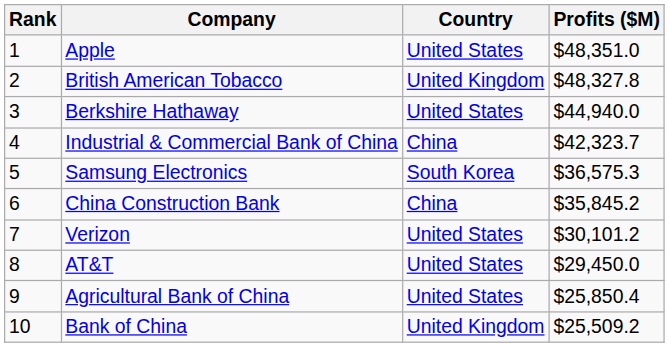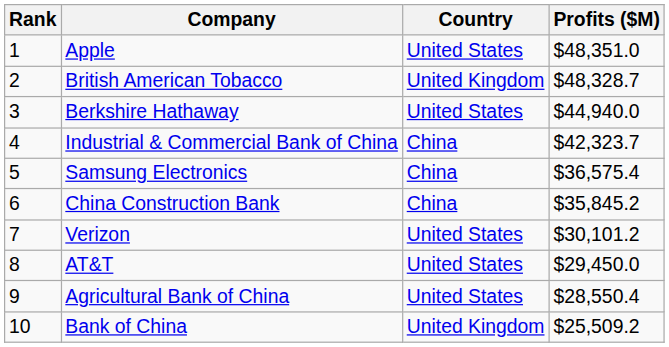(596, 81) $48,327.8 -> (596, 81) $48,328.7
(461, 173) South Korea -> (432, 173) China
(596, 173) $36,575.3 -> (596, 173) $36,575.4
(596, 296) $25,850.4 -> (596, 296) $28,550.4
